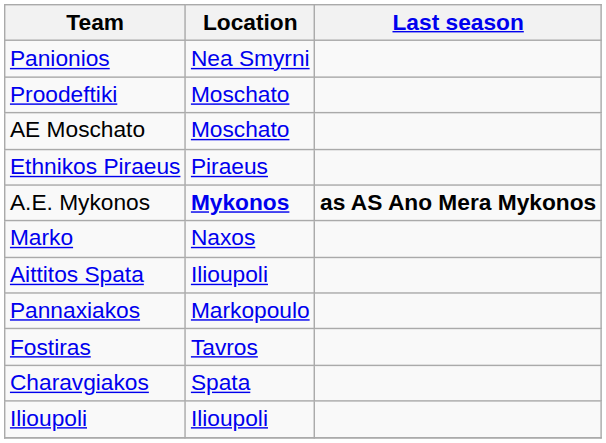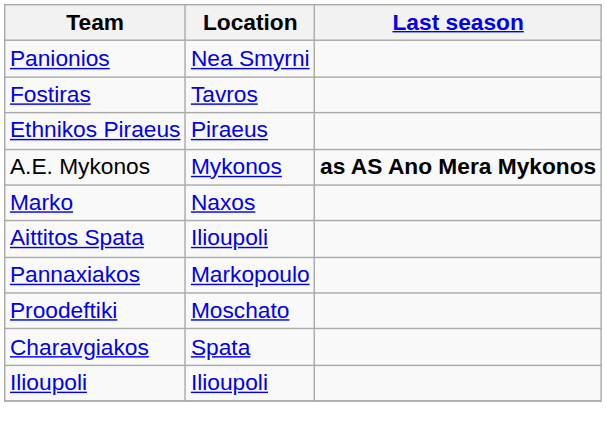rows swapped: (50, 346) <-> (64, 94)
- row: (78, 130)
(240, 202) bold -> (236, 166) normal
